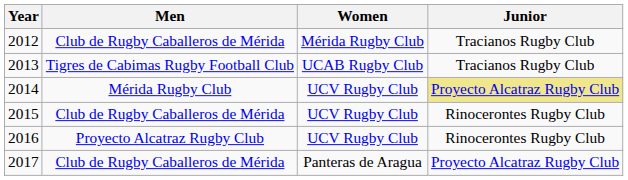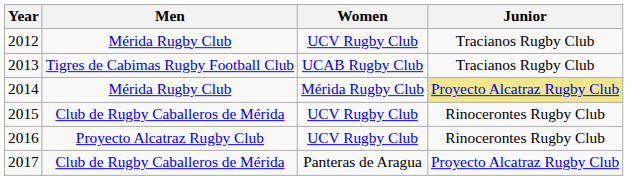(170, 41) Club de Rugby Caballeros de Mérida -> (170, 41) Mérida Rugby Club
(363, 41) Mérida Rugby Club -> (363, 41) UCV Rugby Club
(363, 89) UCV Rugby Club -> (363, 89) Mérida Rugby Club
